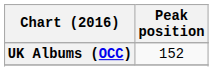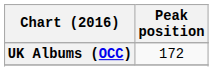(172, 54) 152 -> (172, 54) 172
